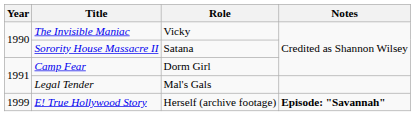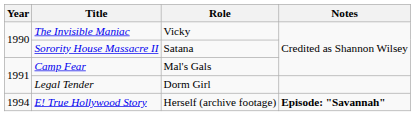(187, 66) Dorm Girl -> (187, 66) Mal's Gals
(187, 84) Mal's Gals -> (187, 84) Dorm Girl
(18, 102) 1999 -> (18, 102) 1994
